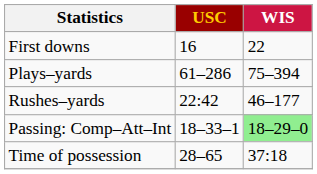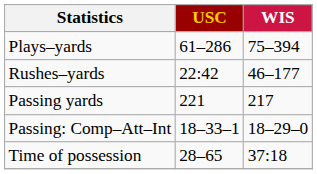- row: (49, 45)
+ row: (56, 100)
(278, 127) lightgreen background -> (278, 127) no background
